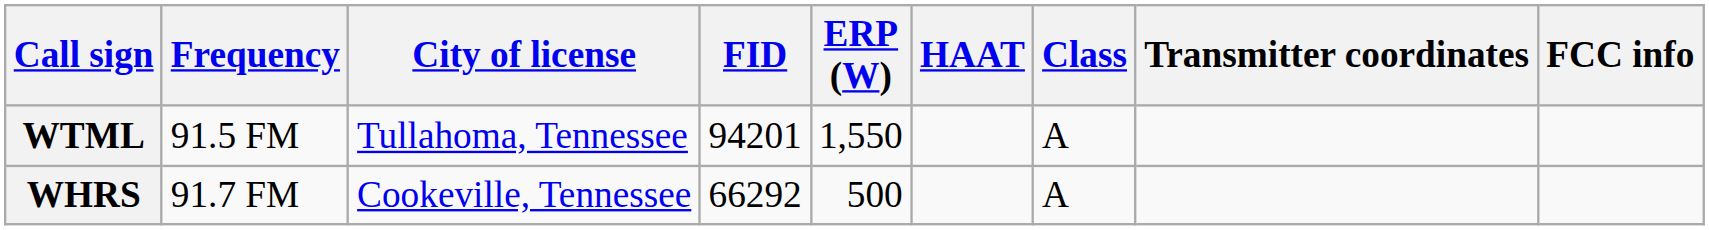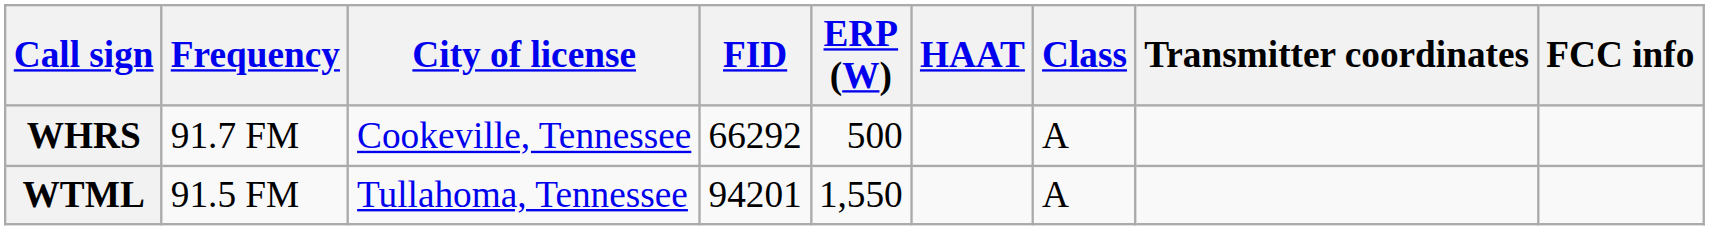rows swapped: (84, 194) <-> (84, 135)
